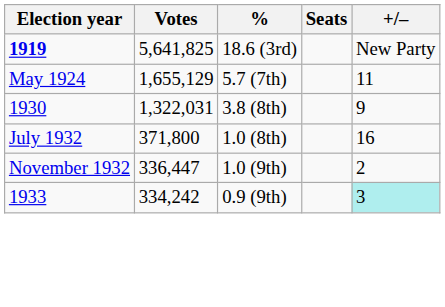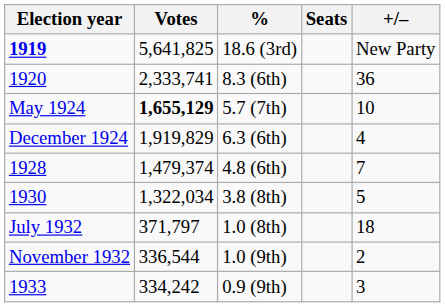+ row: (254, 78)
(176, 78) normal -> (176, 108) bold
(365, 78) 11 -> (365, 108) 10
+ row: (254, 138)
+ row: (254, 167)
(176, 108) 1,322,031 -> (176, 197) 1,322,034
(361, 108) 9 -> (361, 197) 5
(169, 138) 371,800 -> (169, 227) 371,797
(365, 138) 16 -> (365, 227) 18
(169, 167) 336,447 -> (169, 256) 336,544
(361, 197) paleturquoise background -> (361, 286) no background
